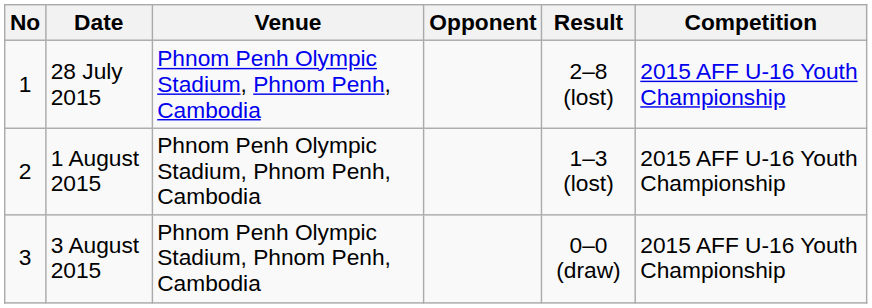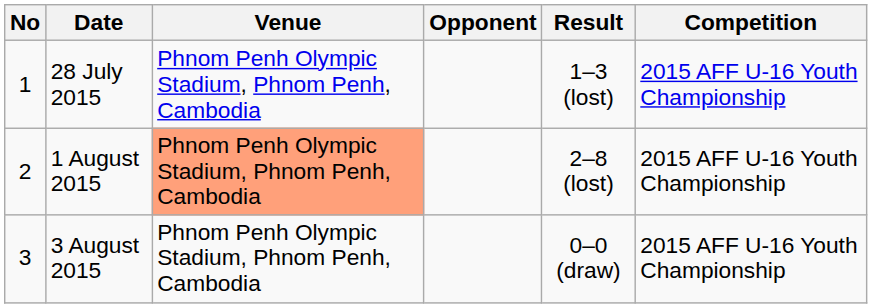(588, 84) 2–8 (lost) -> (588, 84) 1–3 (lost)
(274, 171) no background -> (274, 171) lightsalmon background
(588, 171) 1–3 (lost) -> (588, 171) 2–8 (lost)
